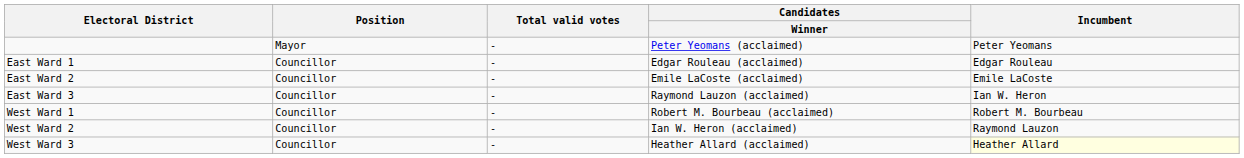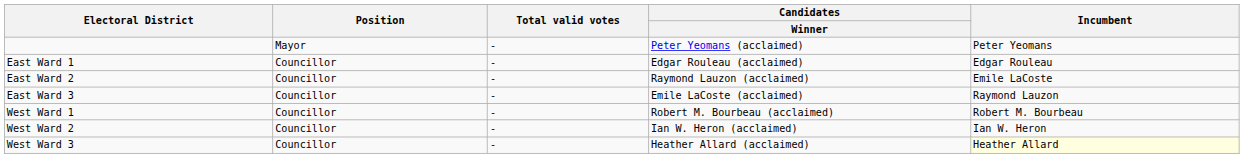(727, 79) Emile LaCoste (acclaimed) -> (730, 79) Raymond Lauzon (acclaimed)
(730, 95) Raymond Lauzon (acclaimed) -> (727, 95) Emile LaCoste (acclaimed)
(1010, 95) Ian W. Heron -> (1016, 95) Raymond Lauzon
(1016, 128) Raymond Lauzon -> (1010, 128) Ian W. Heron
